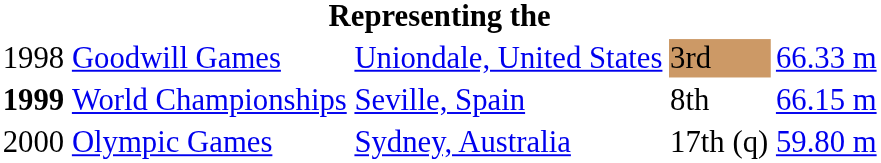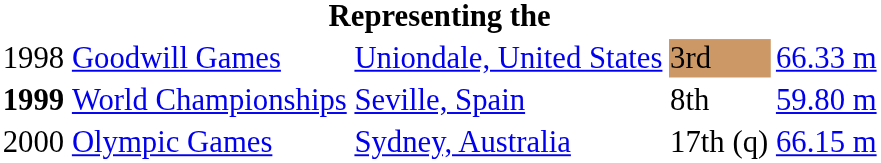(826, 100) 66.15 m -> (826, 100) 59.80 m
(826, 142) 59.80 m -> (826, 142) 66.15 m
